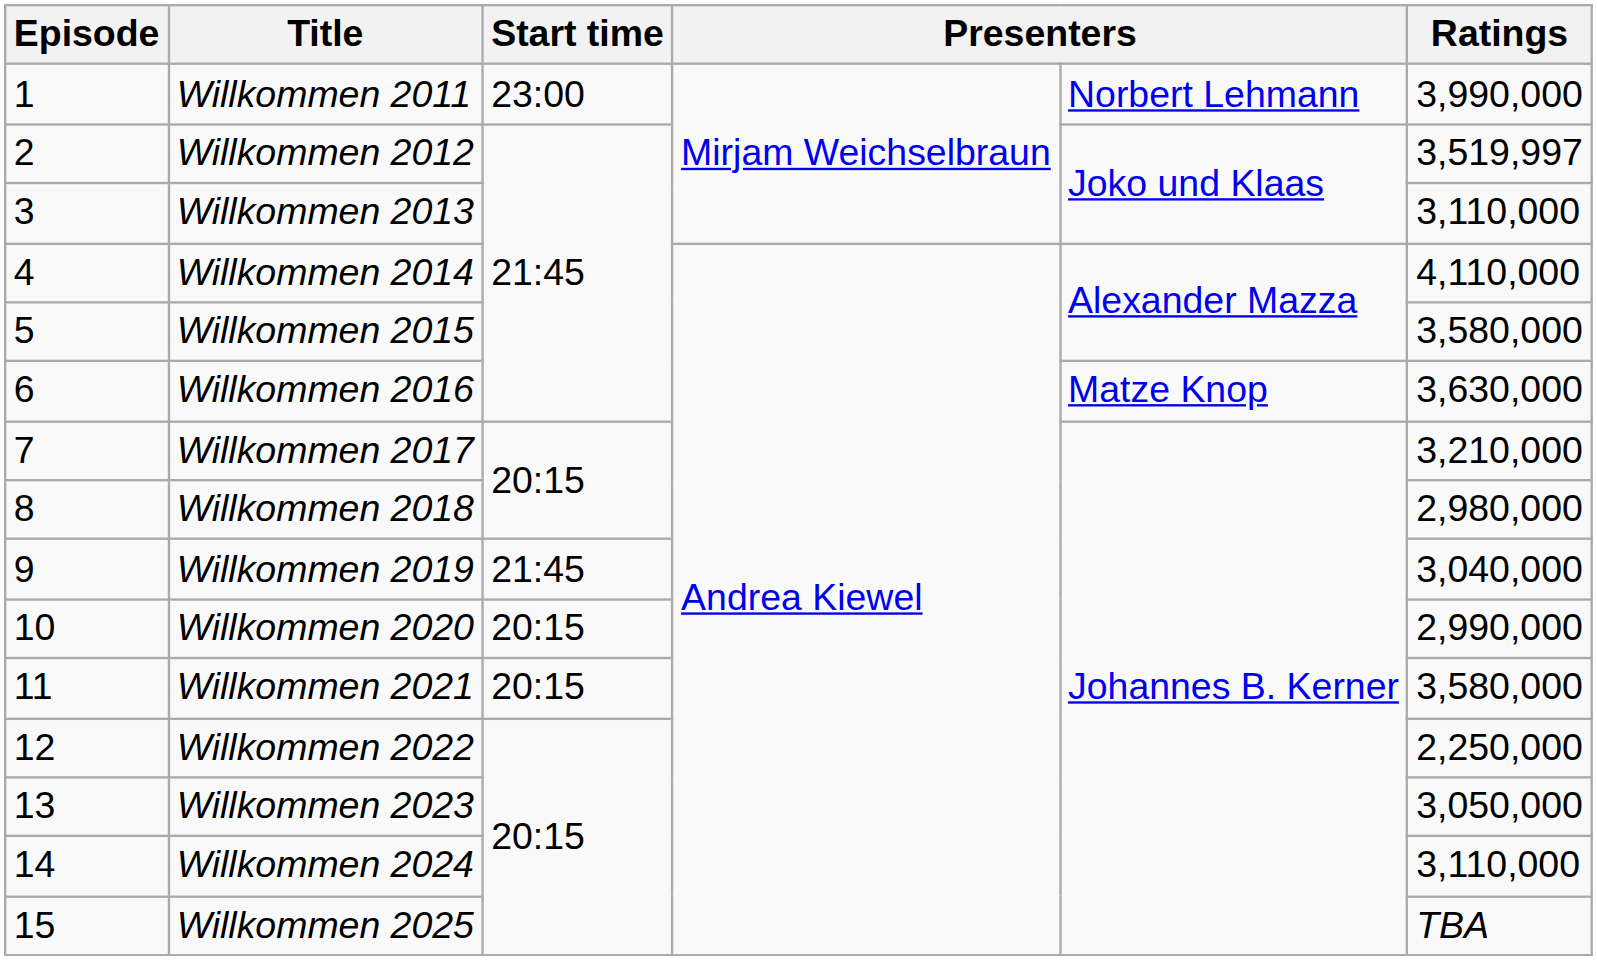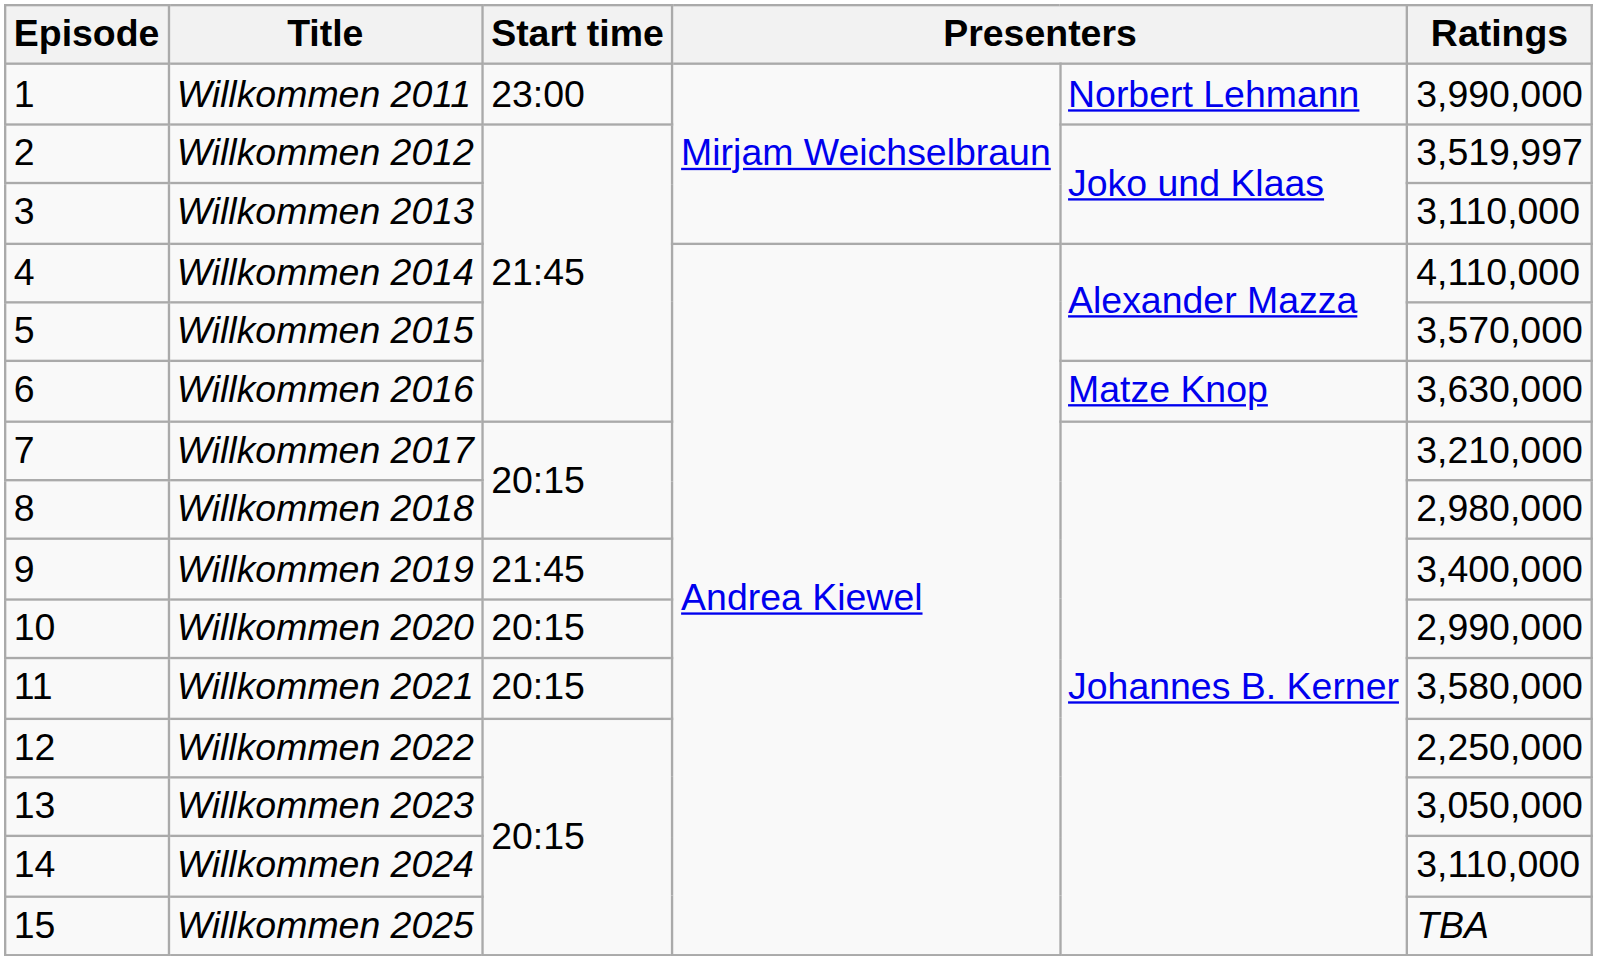(1500, 331) 3,580,000 -> (1500, 331) 3,570,000
(1500, 568) 3,040,000 -> (1500, 568) 3,400,000
